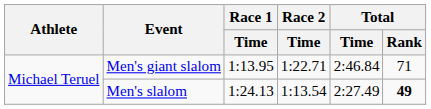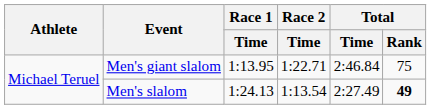(404, 67) 71 -> (404, 67) 75
